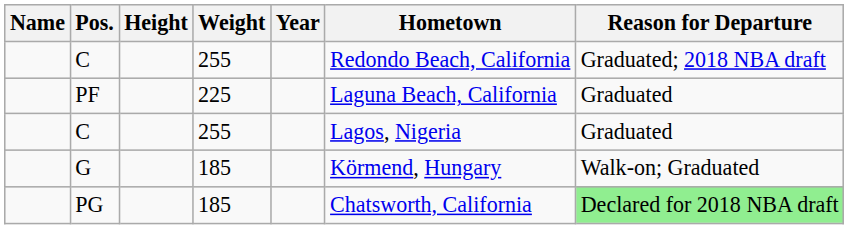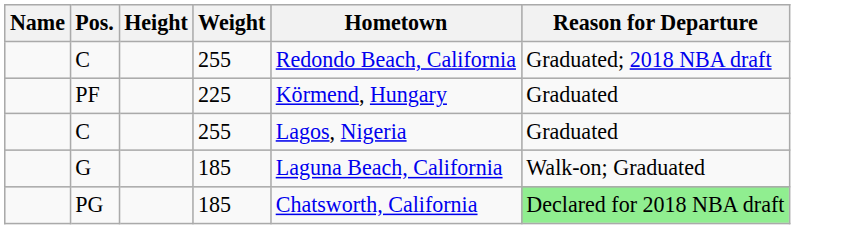- column: (298, 23)
(443, 95) Laguna Beach, California -> (361, 95) Körmend, Hungary
(416, 168) Körmend, Hungary -> (389, 168) Laguna Beach, California
